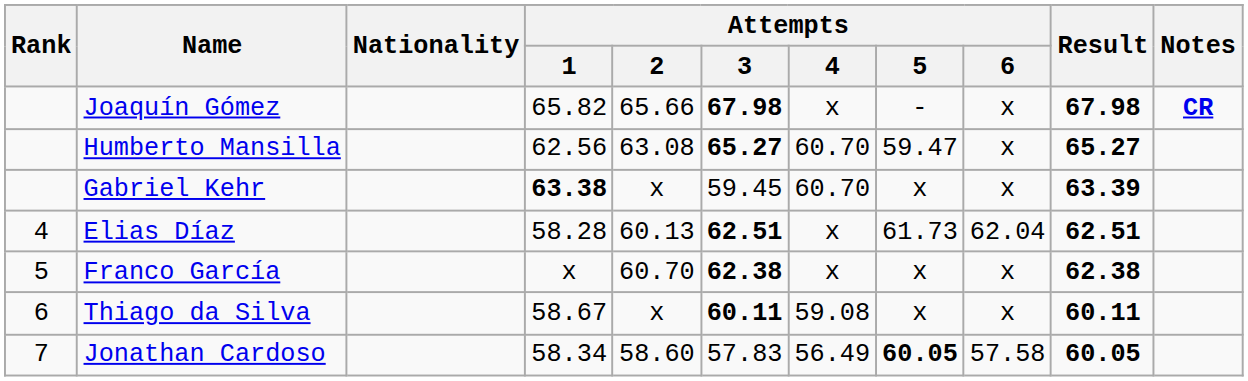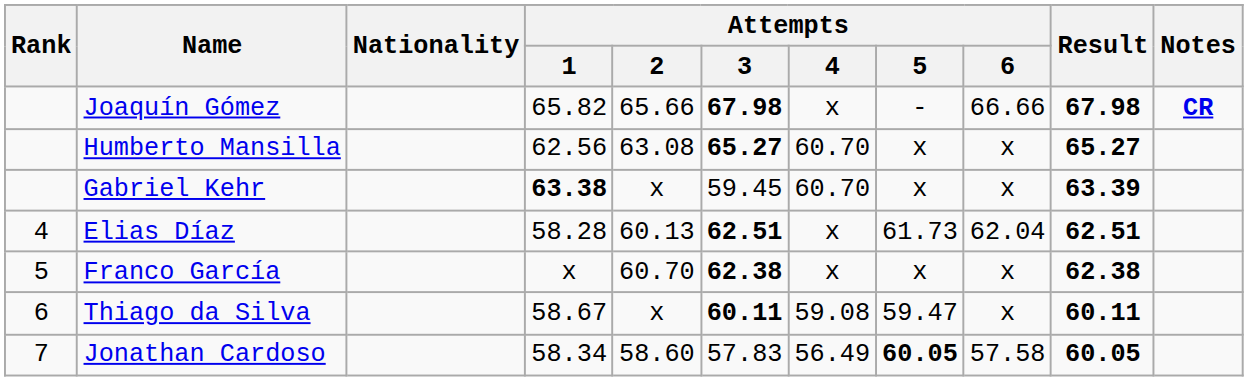(1008, 108) x -> (1008, 108) 66.66
(920, 149) 59.47 -> (920, 149) x
(920, 313) x -> (920, 313) 59.47
